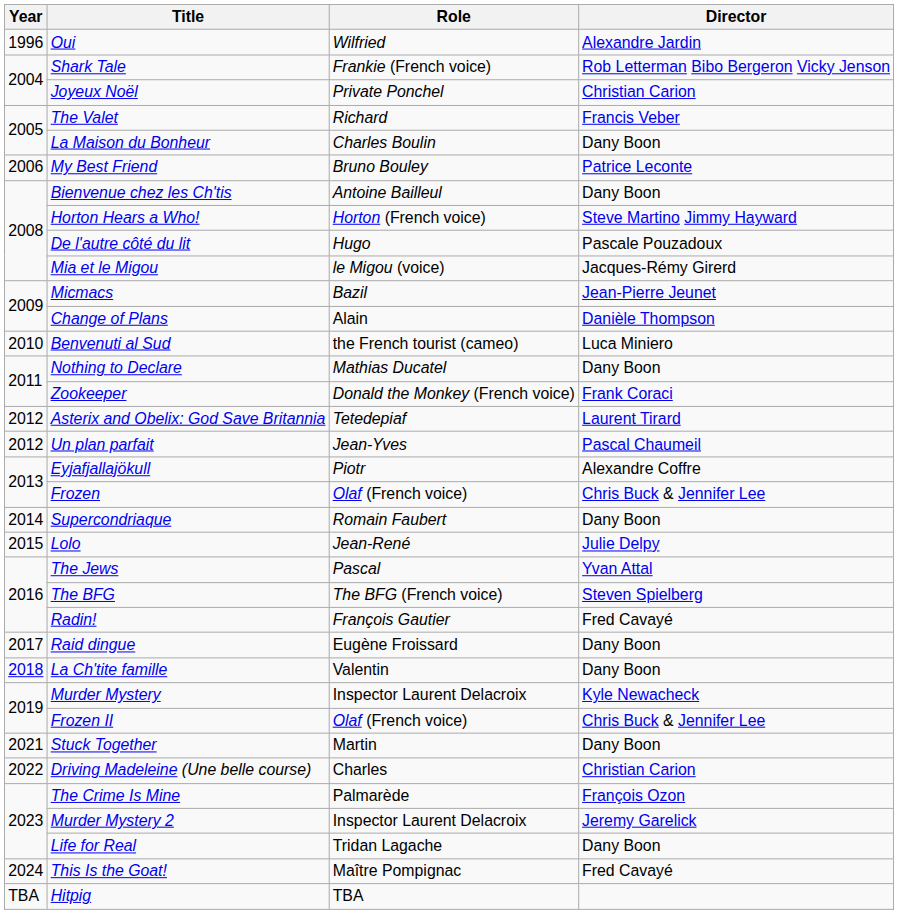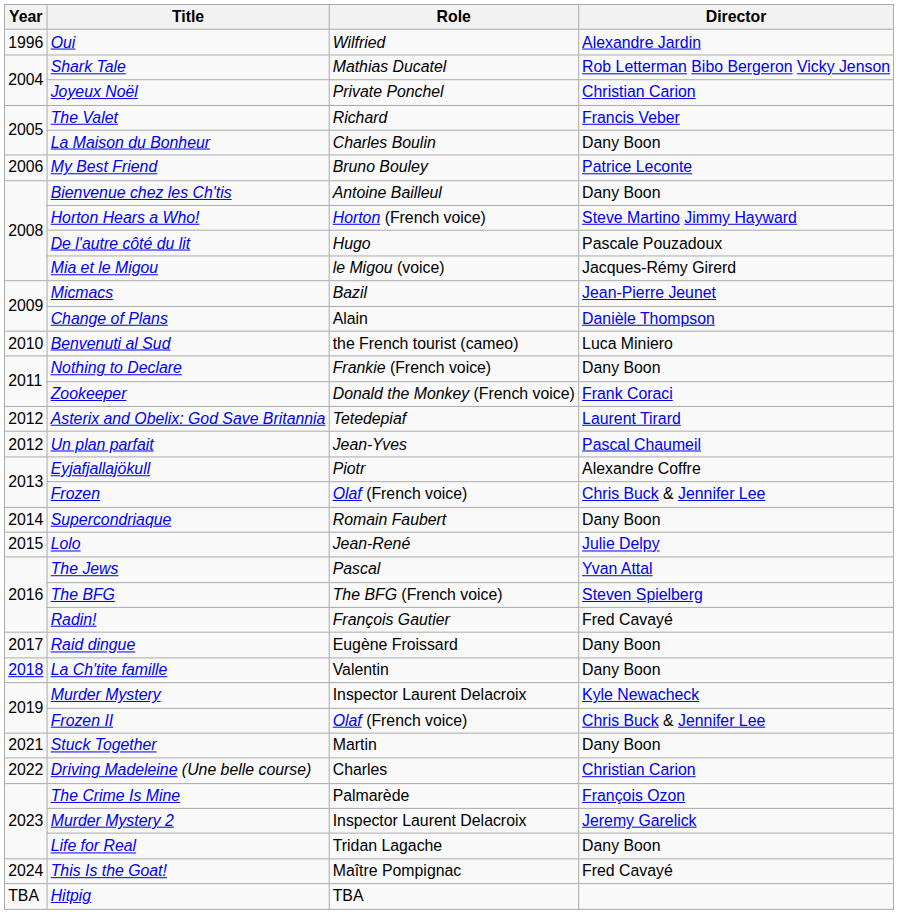(412, 67) Frankie (French voice) -> (389, 67) Mathias Ducatel
(389, 368) Mathias Ducatel -> (412, 368) Frankie (French voice)
